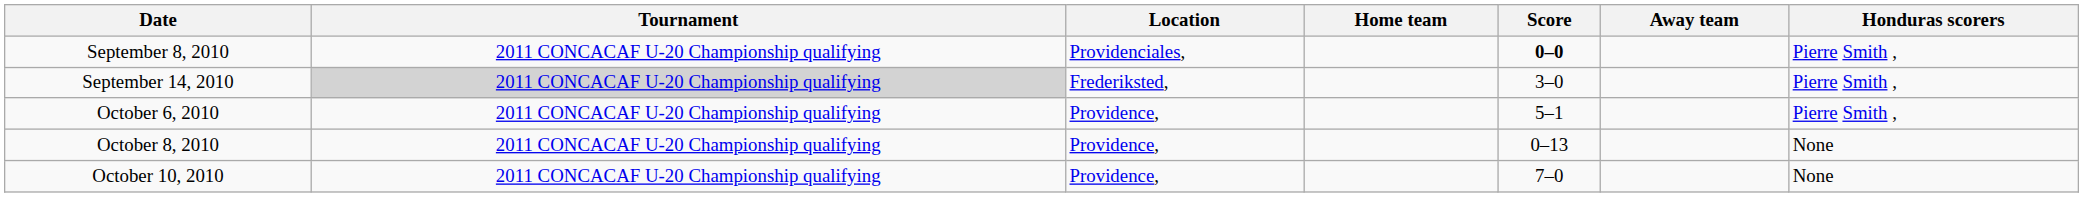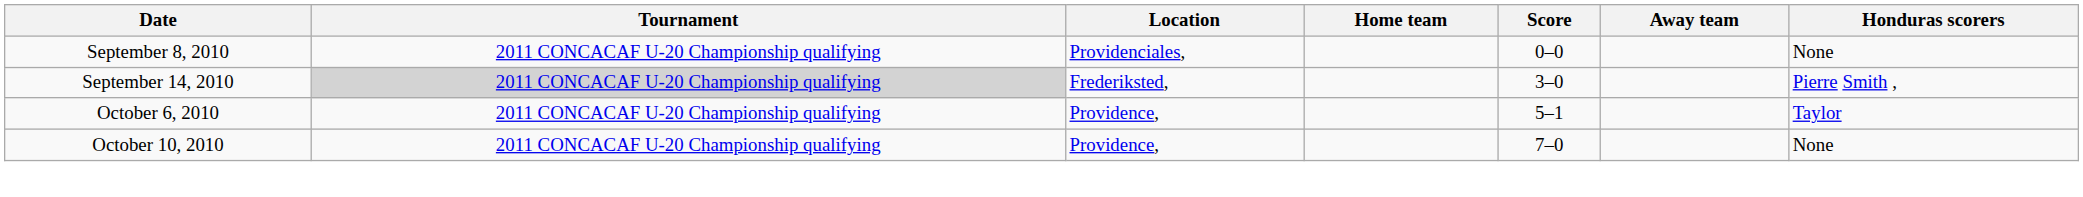(1549, 51) bold -> (1549, 51) normal
(1845, 51) Pierre Smith , -> (1813, 51) None
(1845, 113) Pierre Smith , -> (1817, 113) Taylor
- row: (158, 144)
